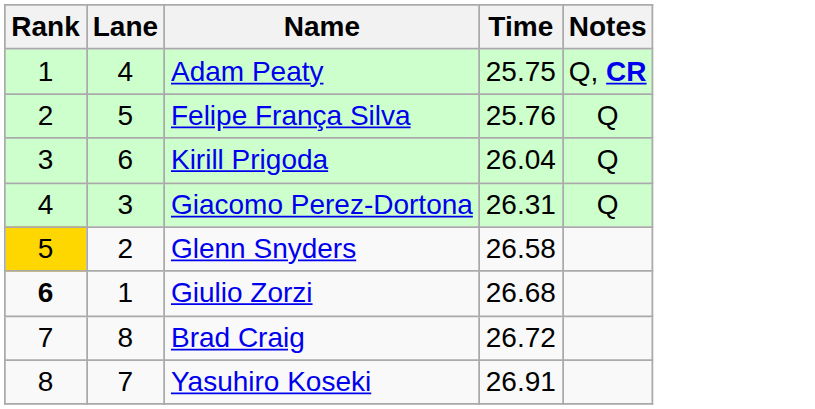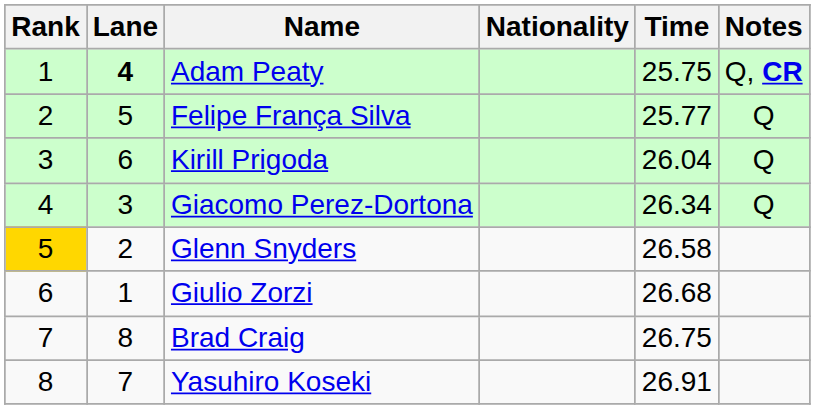+ column: (557, 26)
(125, 71) normal -> (125, 71) bold
(521, 115) 25.76 -> (677, 115) 25.77
(521, 204) 26.31 -> (677, 204) 26.34
(46, 293) bold -> (46, 293) normal
(521, 337) 26.72 -> (677, 337) 26.75
